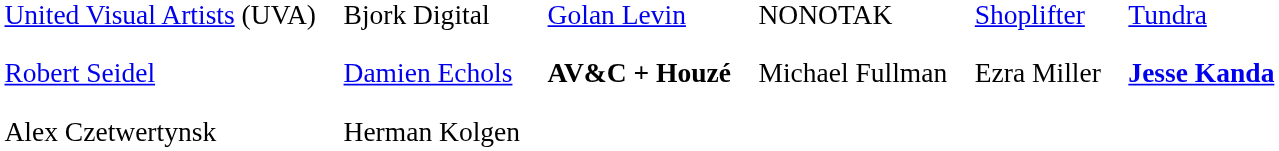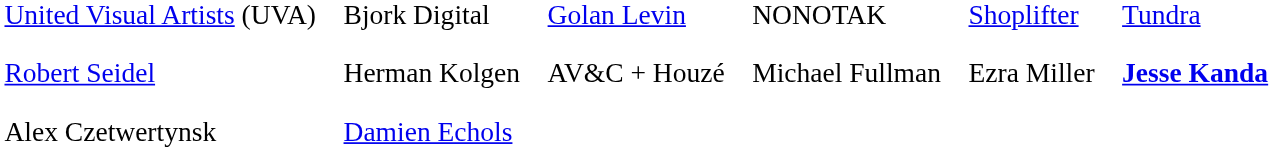(428, 73) Damien Echols -> (432, 73) Herman Kolgen
(639, 73) bold -> (636, 73) normal
(432, 131) Herman Kolgen -> (428, 131) Damien Echols
